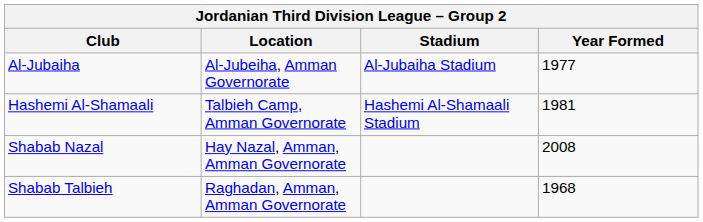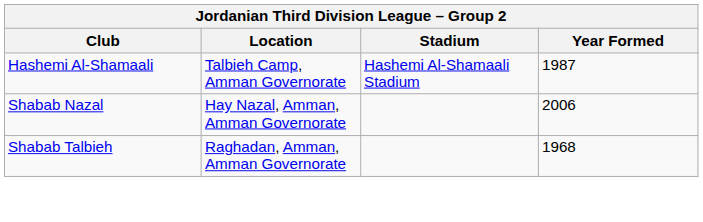- row: (44, 64)
(559, 105) 1981 -> (559, 64) 1987
(559, 147) 2008 -> (559, 105) 2006
